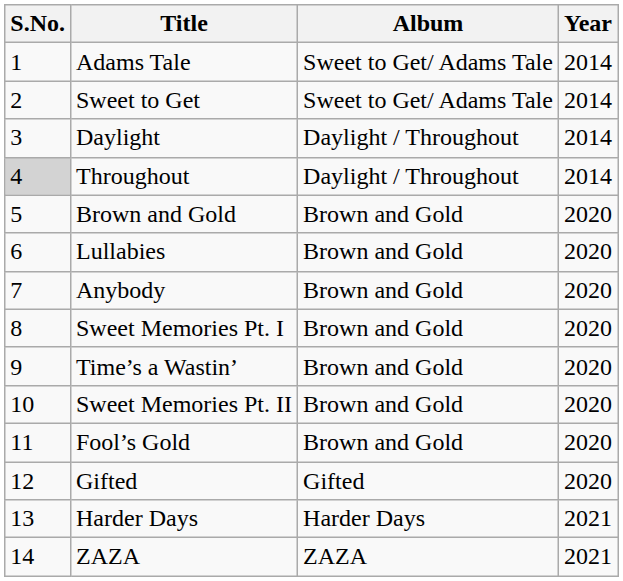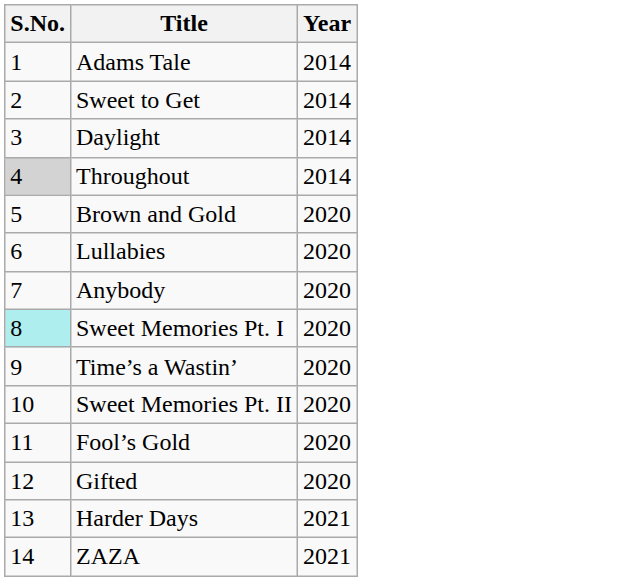- column: (428, 23)
(16, 328) no background -> (16, 328) paleturquoise background
